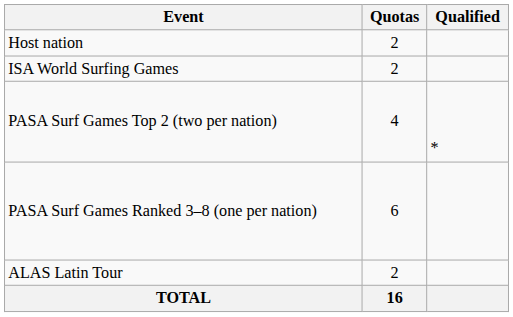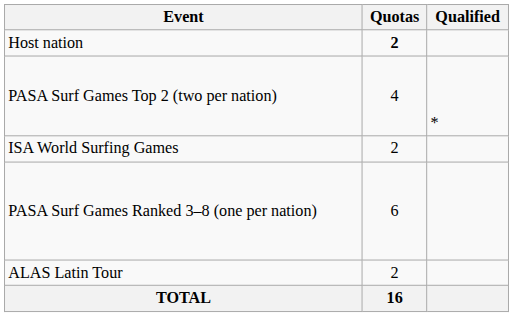(395, 42) normal -> (395, 42) bold
rows swapped: (93, 68) <-> (143, 121)
